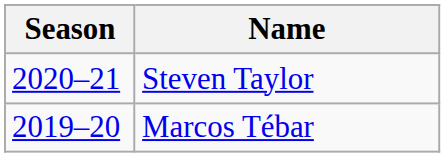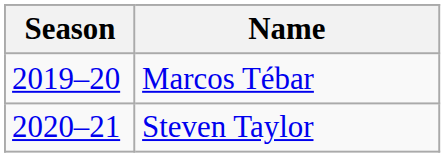rows swapped: (228, 126) <-> (228, 77)
